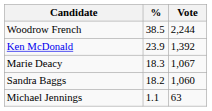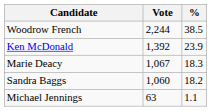columns swapped: (188, 13) <-> (156, 13)
